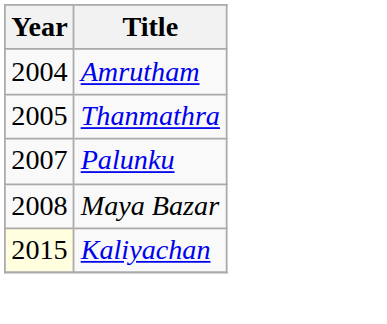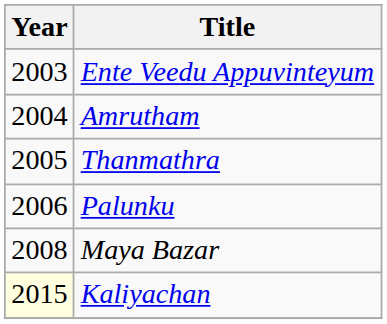+ row: (227, 71)
(40, 160) 2007 -> (40, 205) 2006
